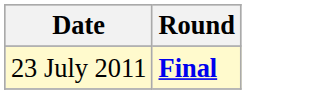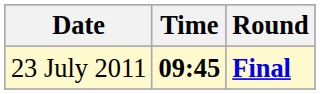+ column: (189, 25)
